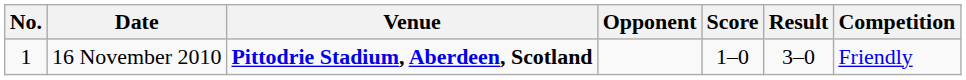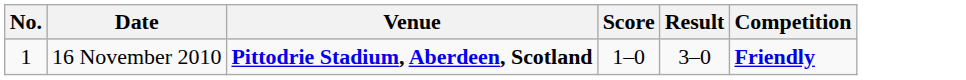- column: (650, 21)
(876, 56) normal -> (775, 56) bold
